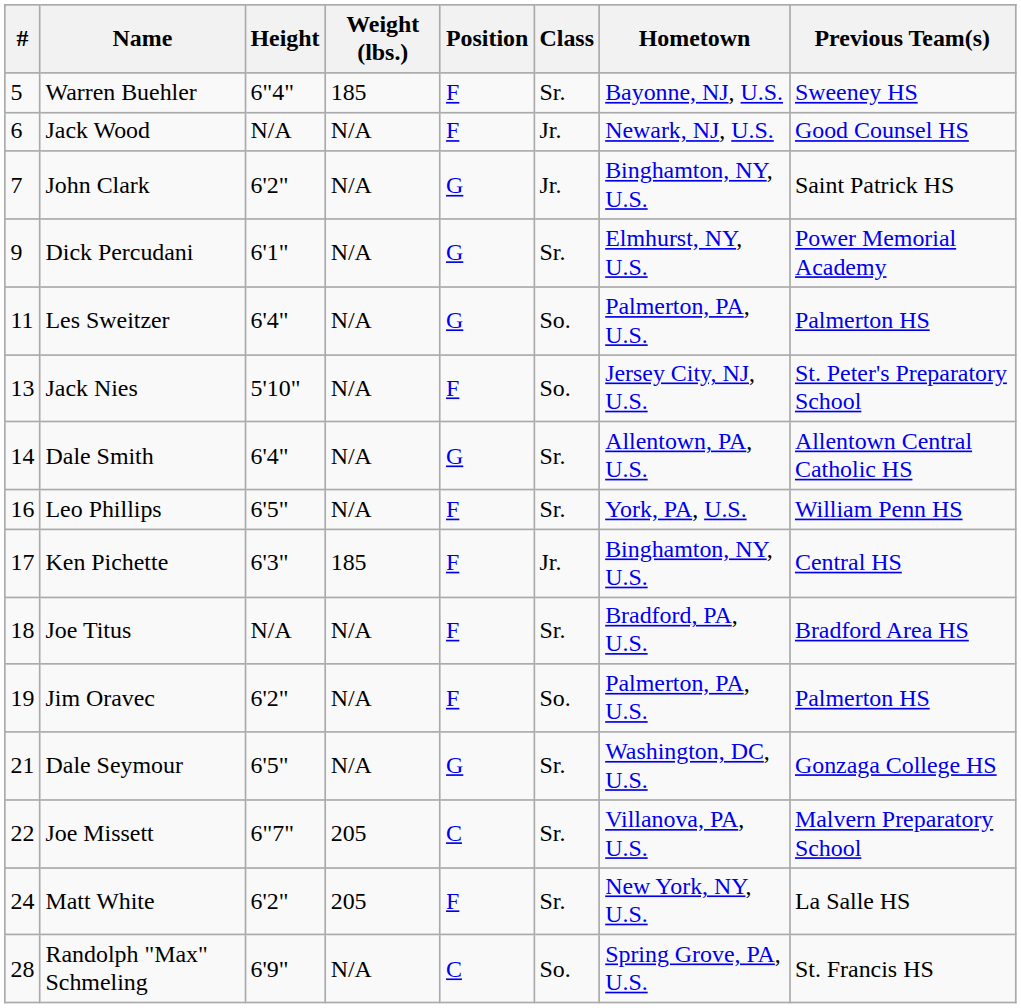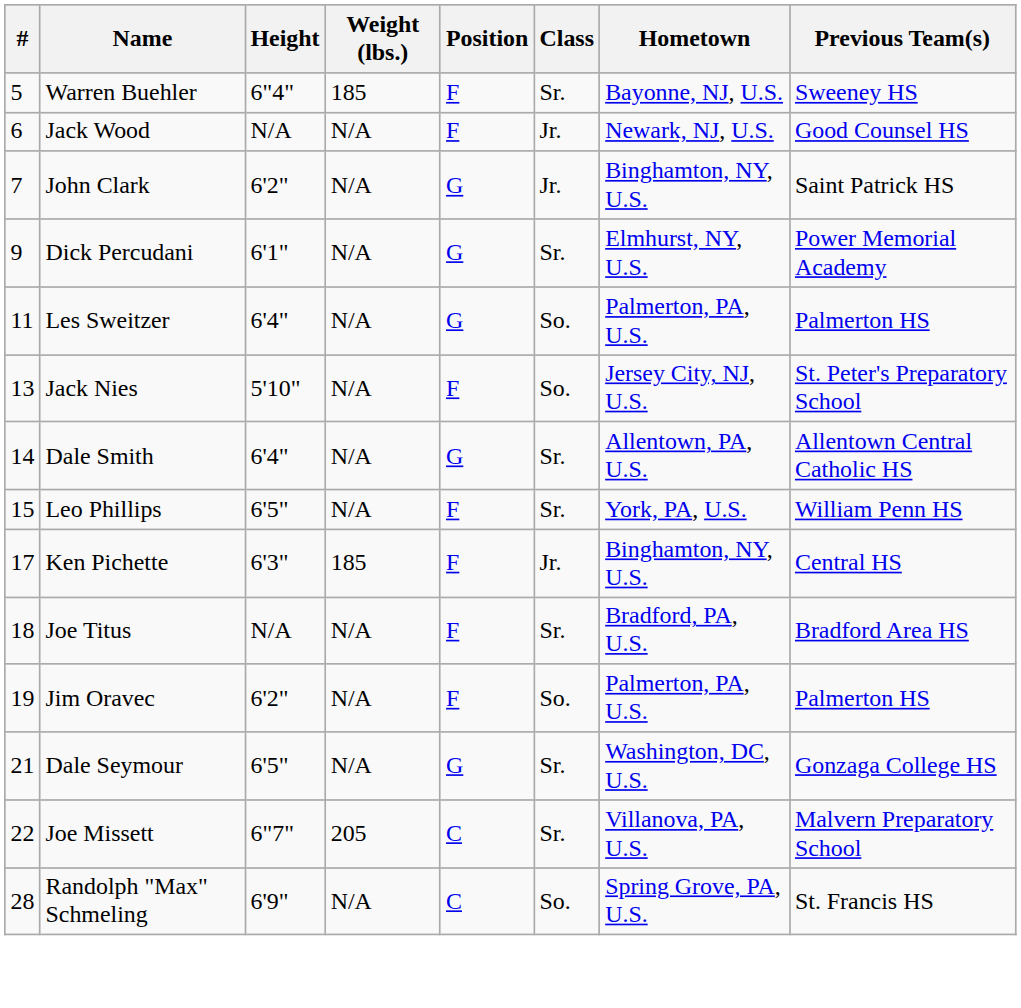(22, 509) 16 -> (22, 509) 15
- row: (100, 901)
